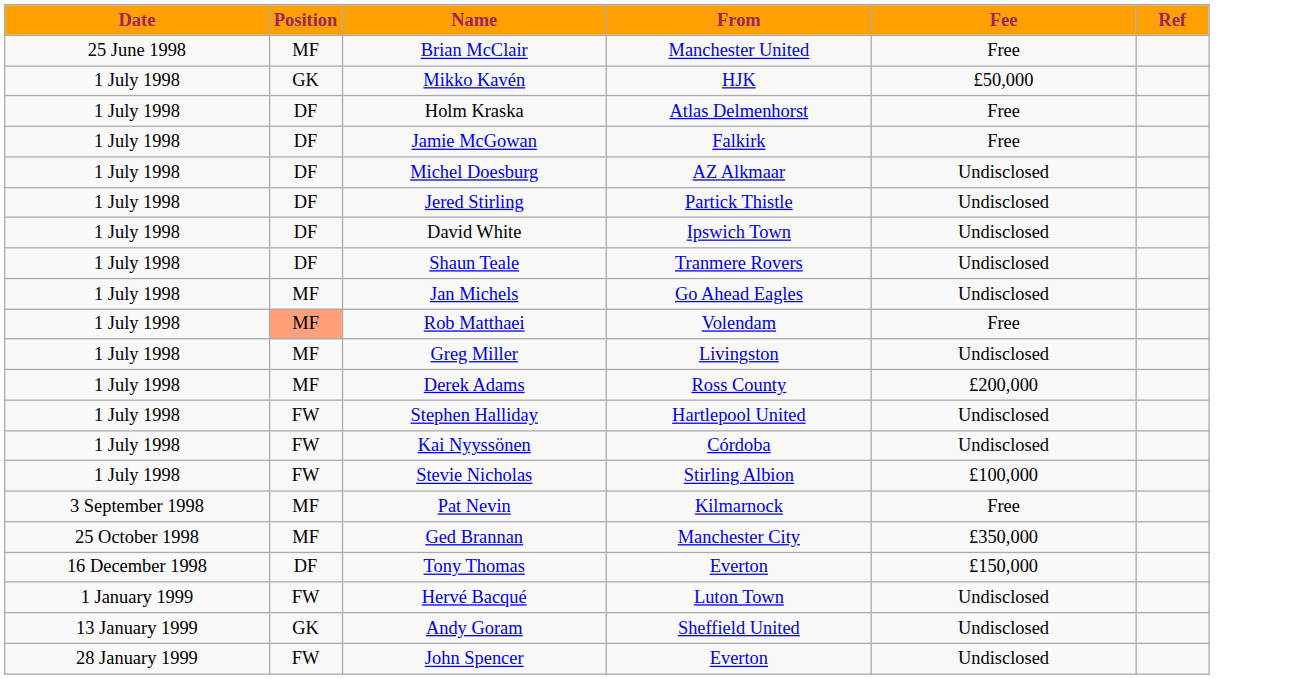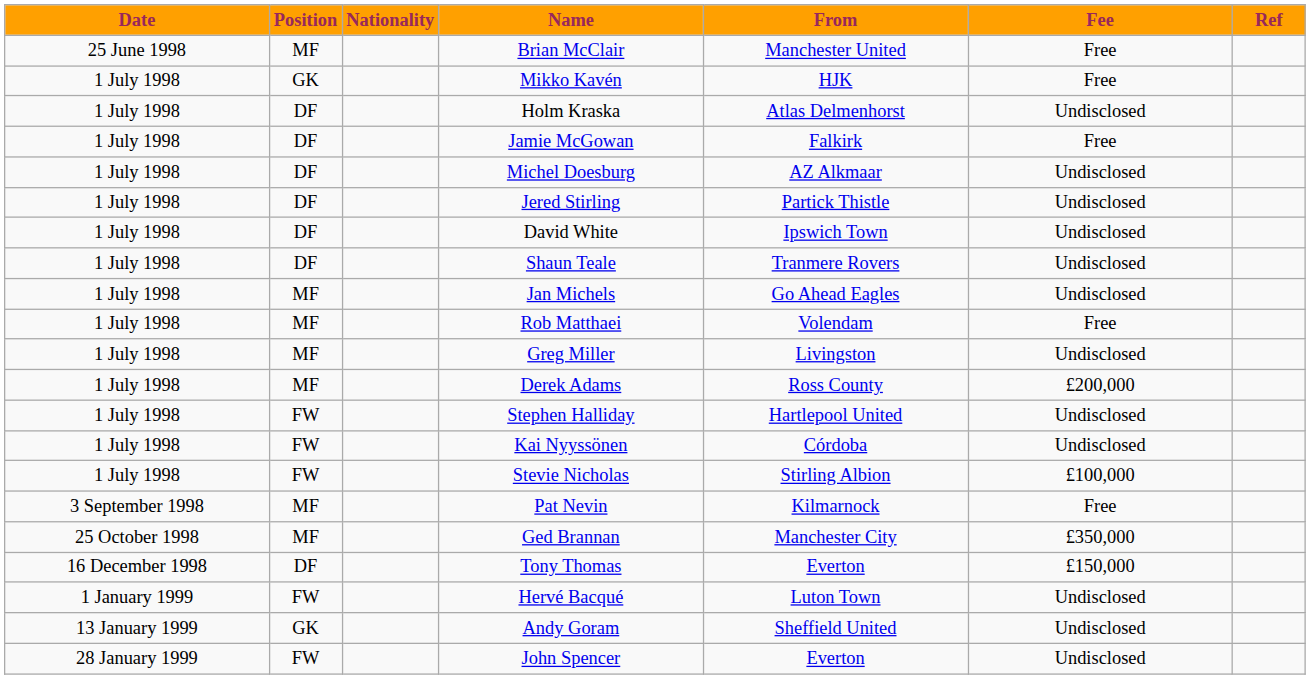+ column: (390, 20)
(1004, 80) £50,000 -> (1100, 80) Free
(1004, 111) Free -> (1100, 111) Undisclosed
(306, 324) lightsalmon background -> (306, 324) no background
